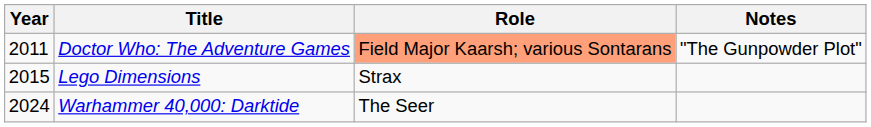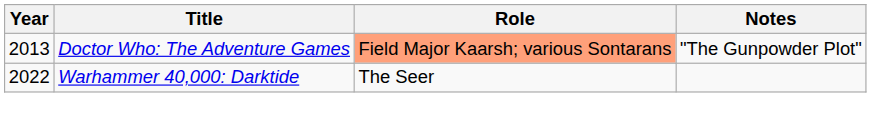(29, 48) 2011 -> (29, 48) 2013
- row: (129, 77)
(29, 106) 2024 -> (29, 77) 2022
